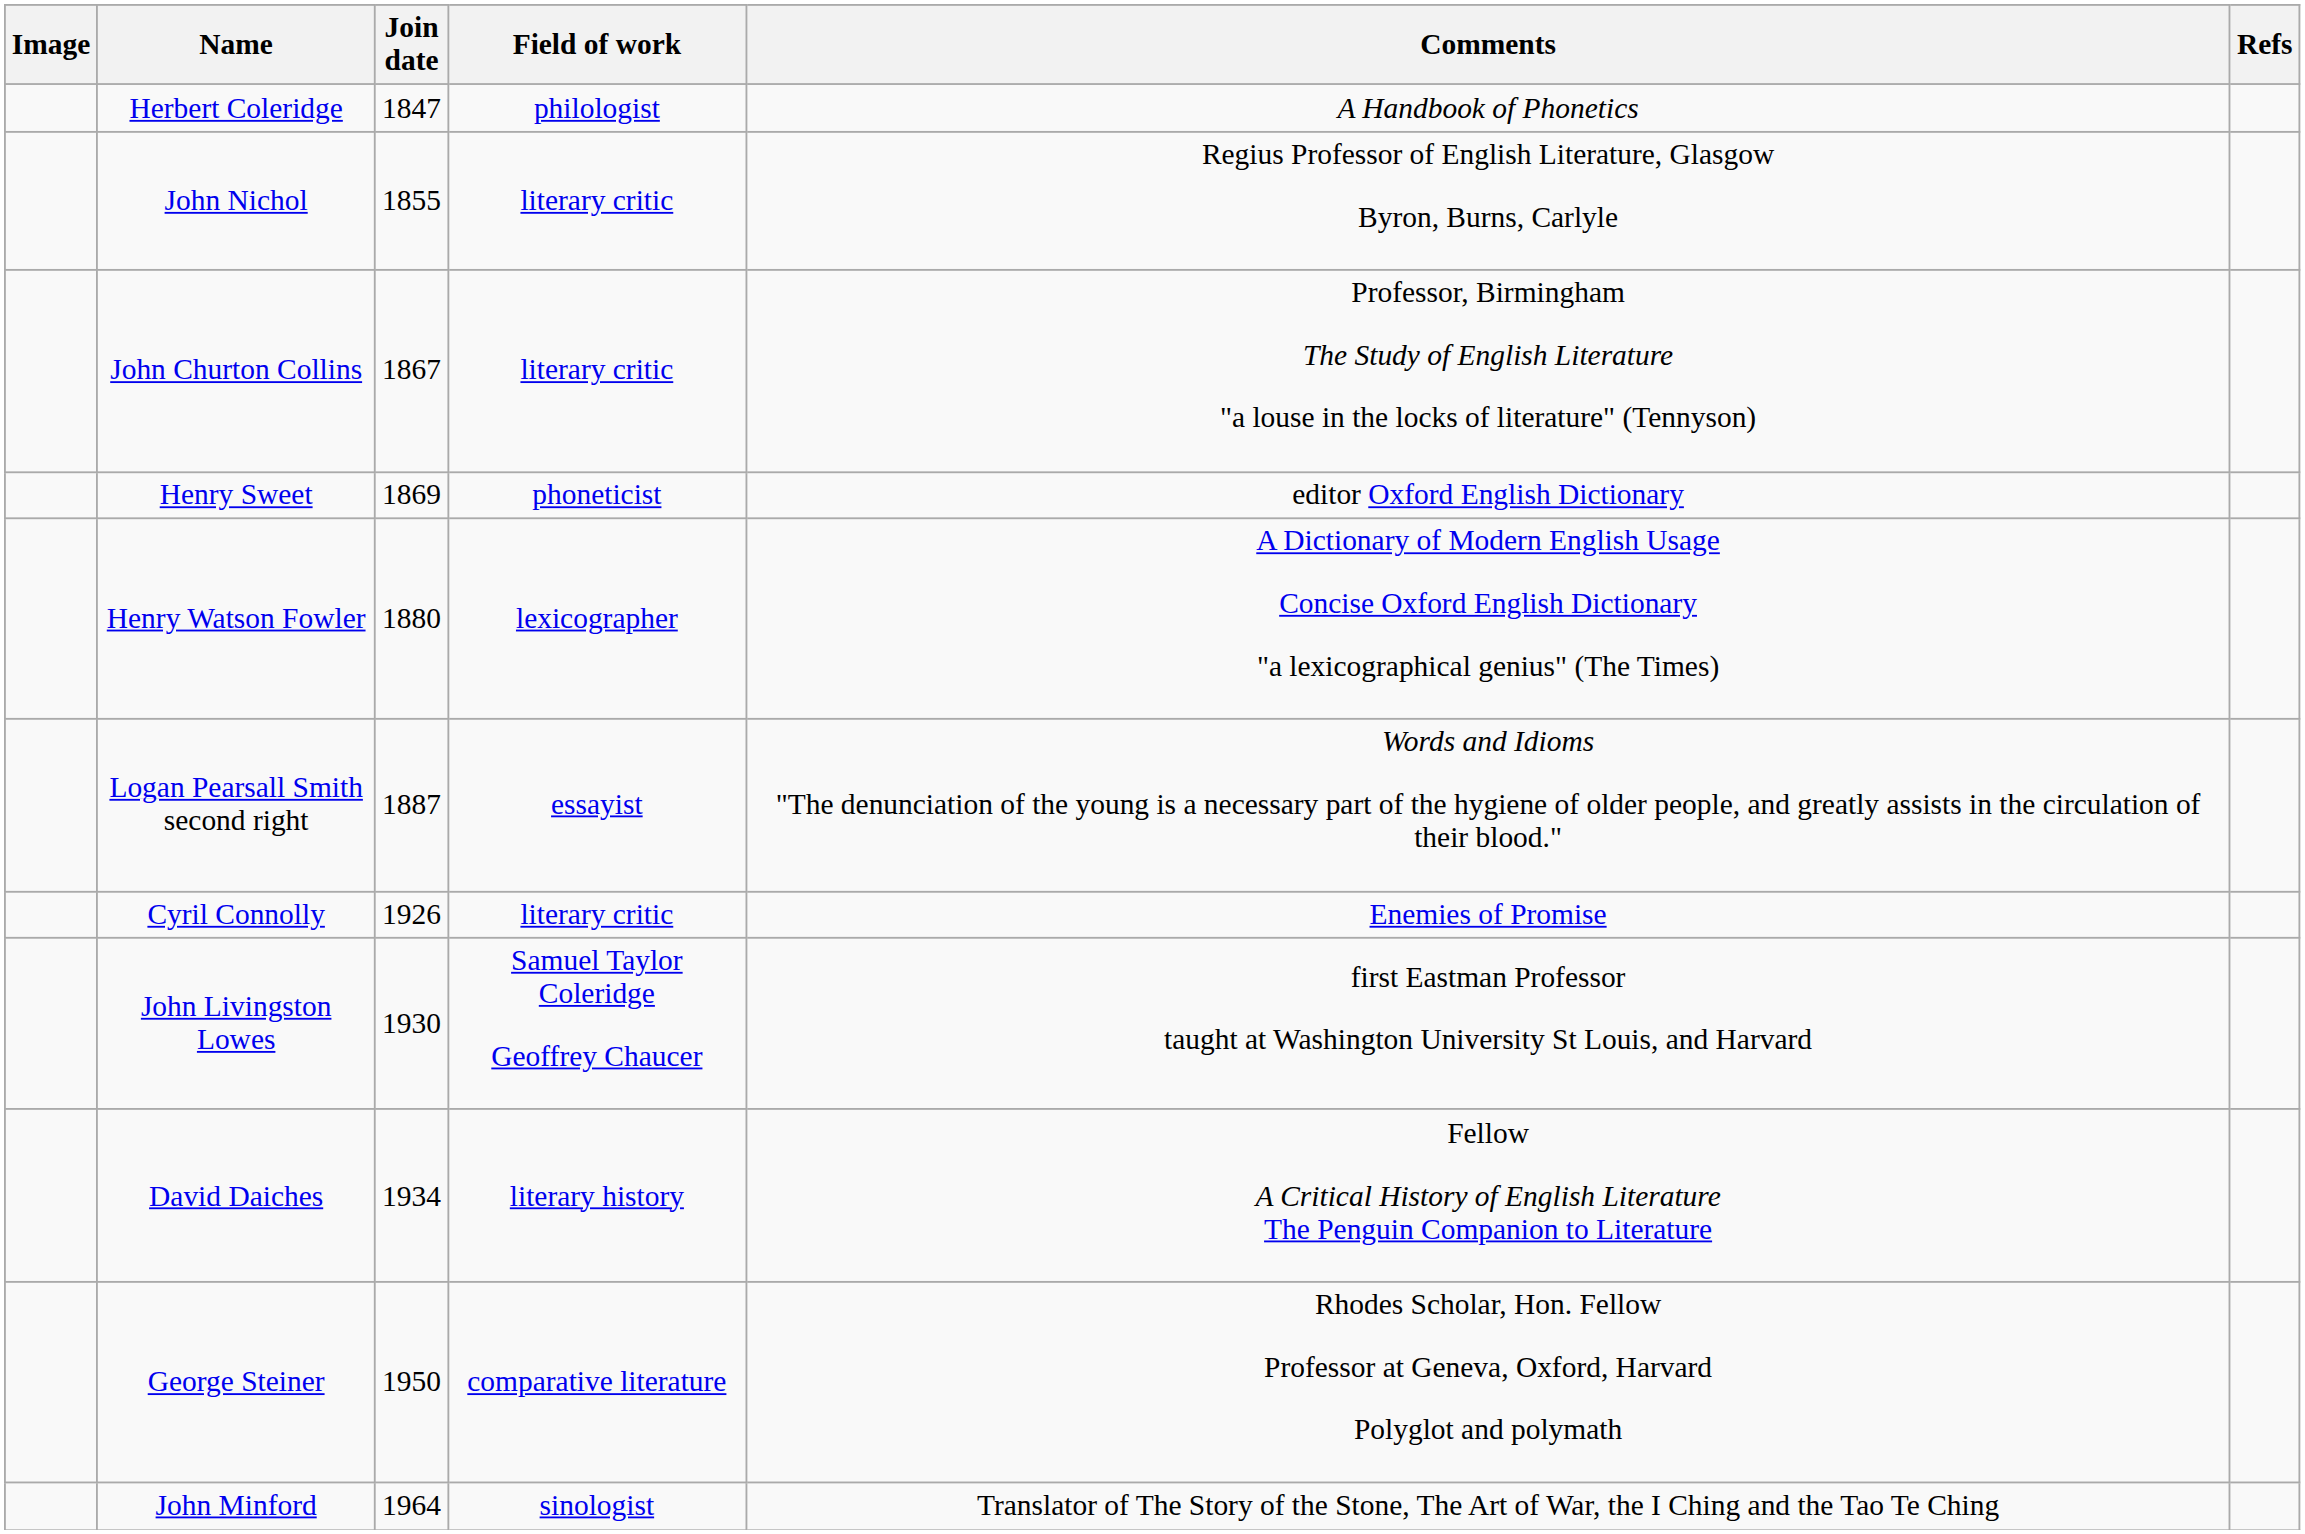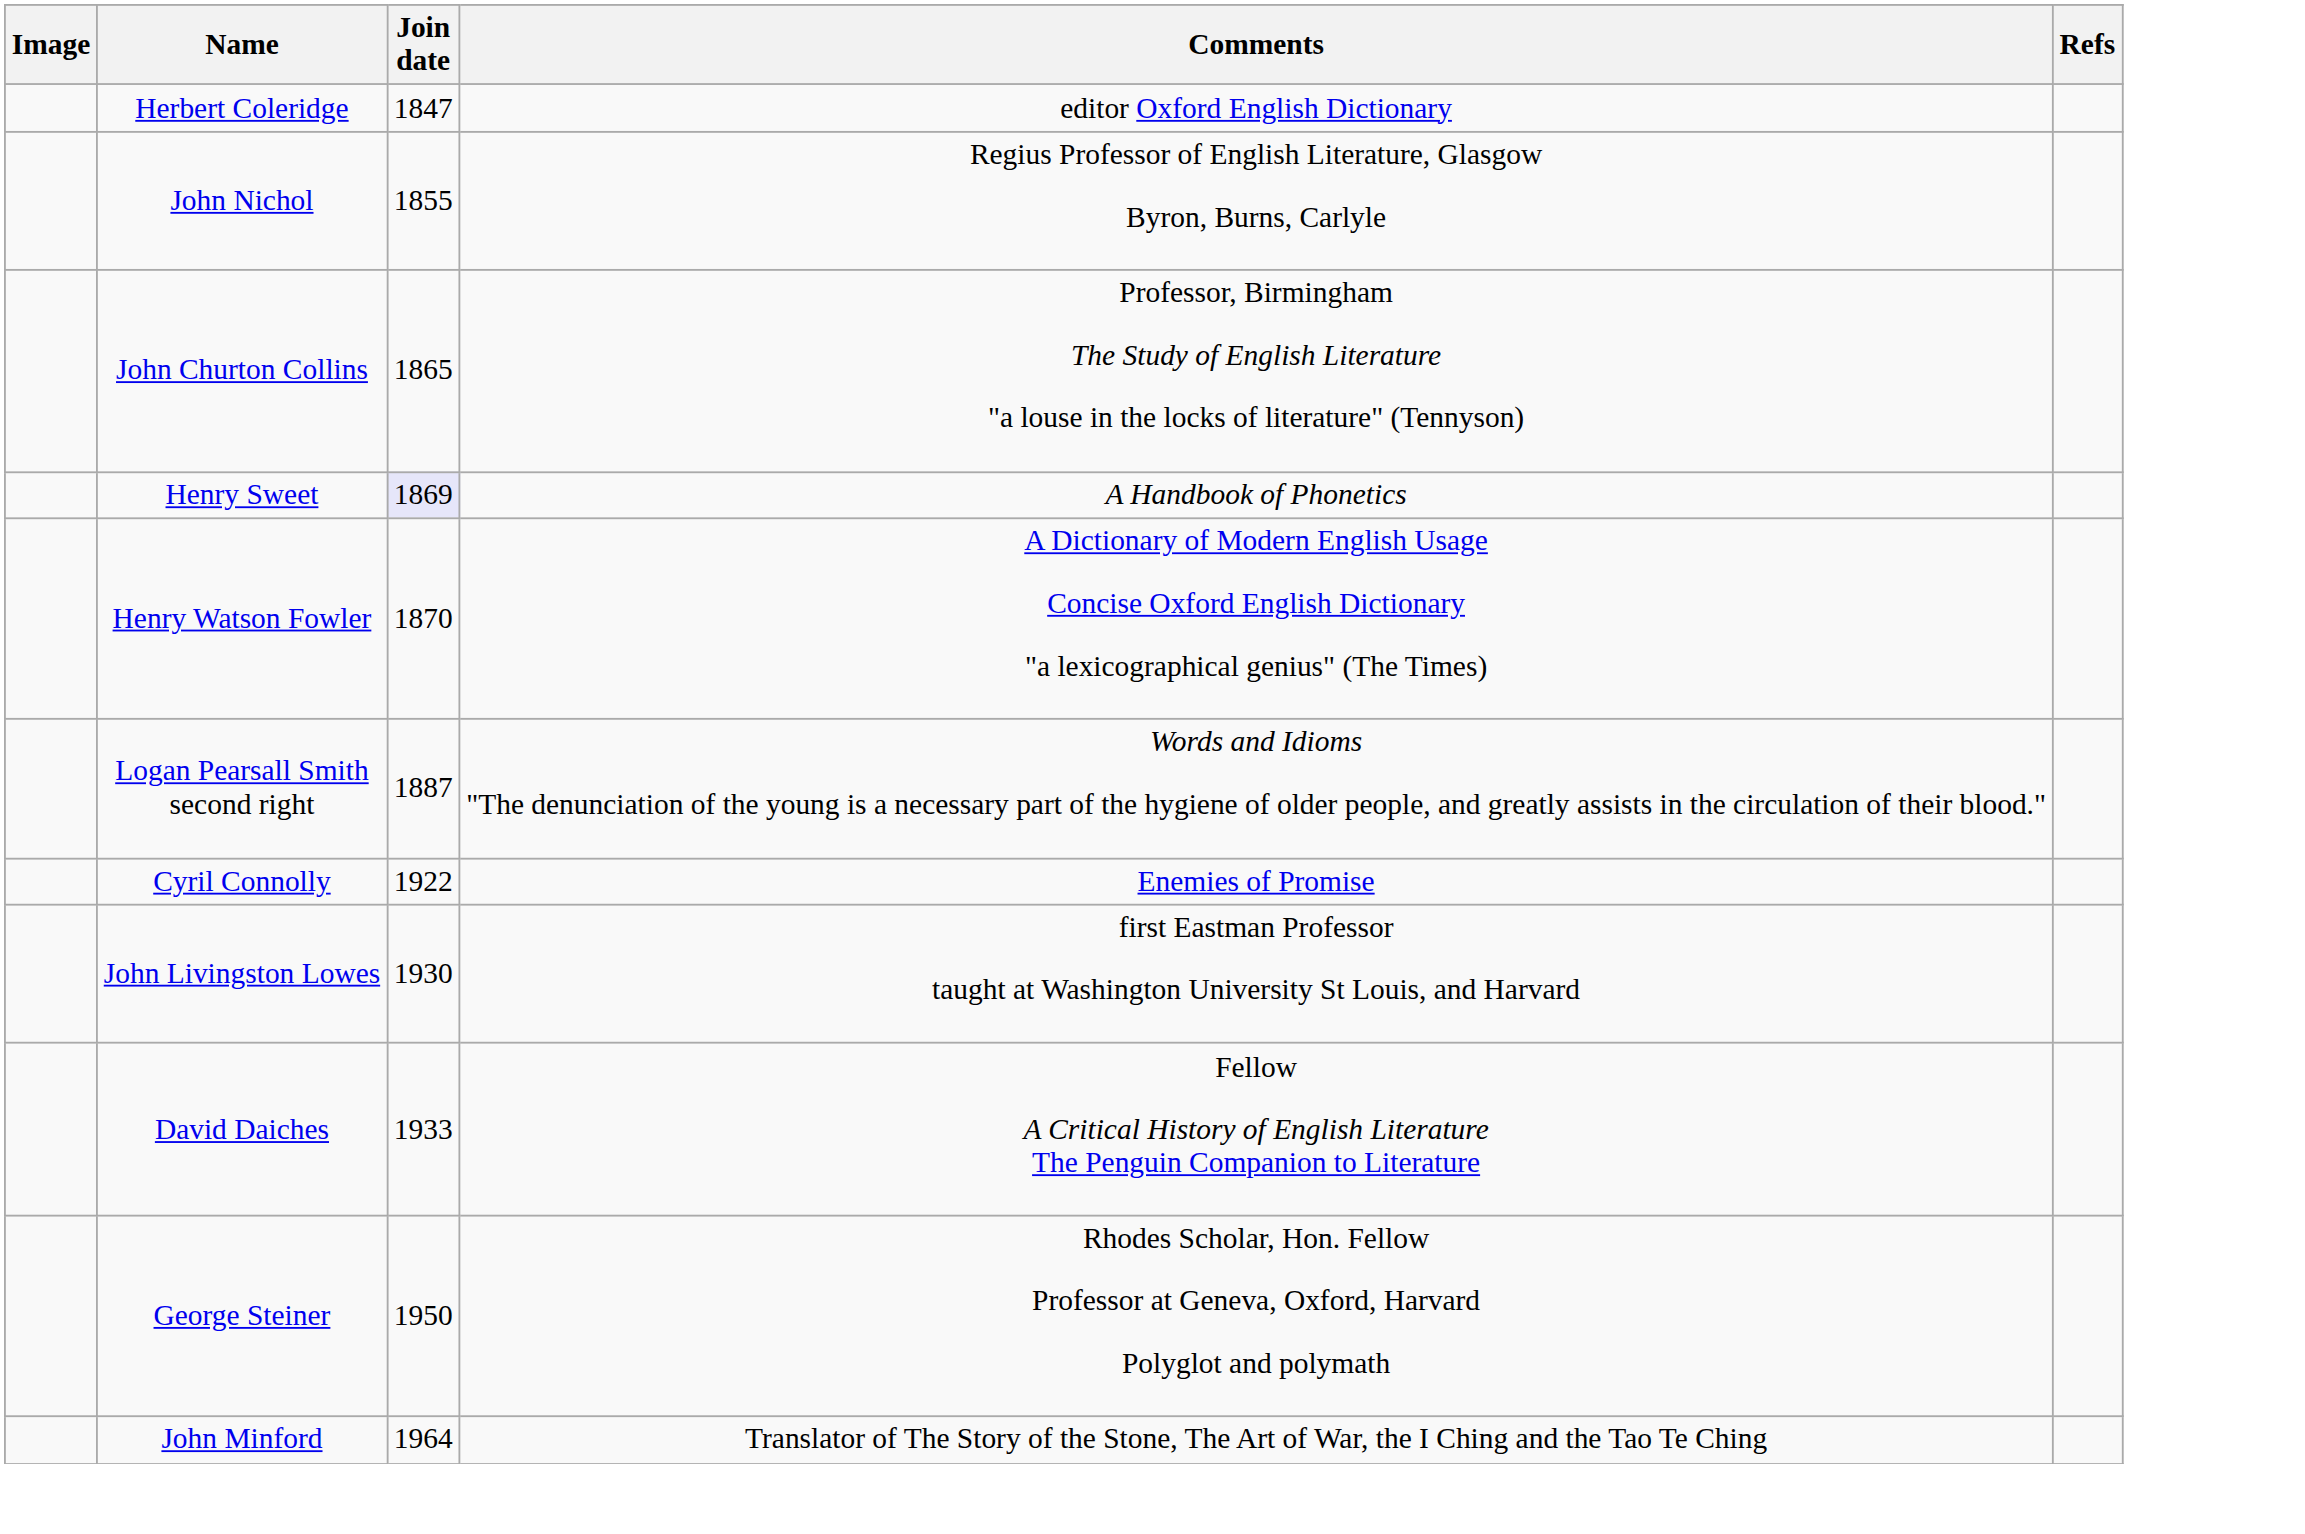- column: (597, 44)
(1488, 107) A Handbook of Phonetics -> (1256, 107) editor Oxford English Dictionary
(412, 370) 1867 -> (423, 370) 1865
(412, 494) no background -> (423, 494) lavender background
(1488, 494) editor Oxford English Dictionary -> (1256, 494) A Handbook of Phonetics
(412, 618) 1880 -> (423, 618) 1870
(412, 914) 1926 -> (423, 880) 1922
(412, 1195) 1934 -> (423, 1128) 1933
